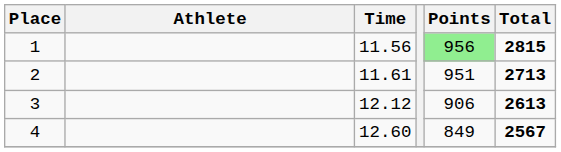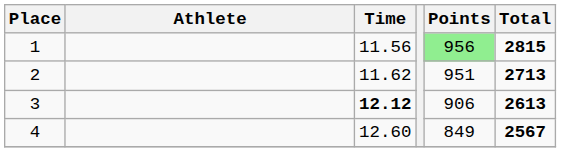(385, 76) 11.61 -> (385, 76) 11.62
(385, 104) normal -> (385, 104) bold
